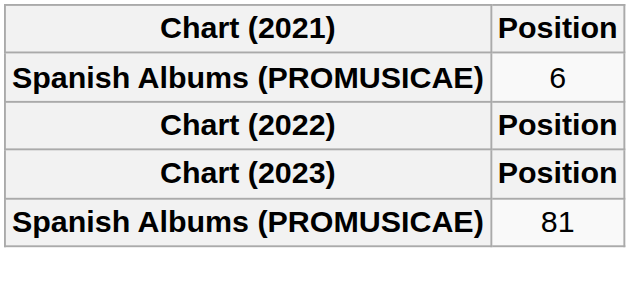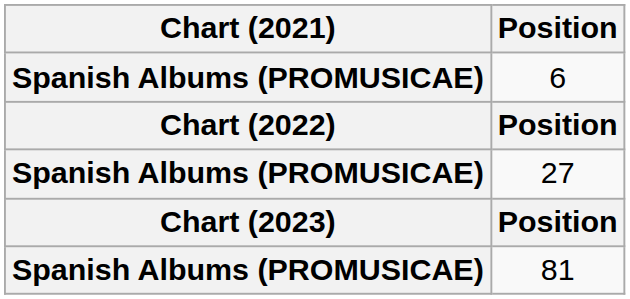+ row: (558, 173)
